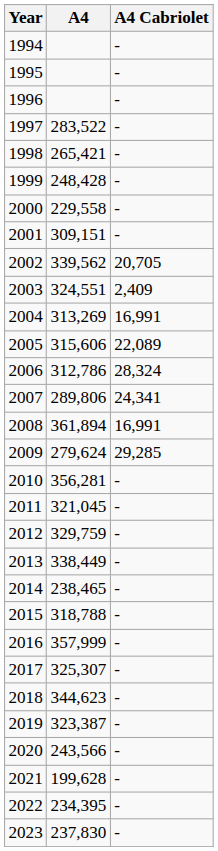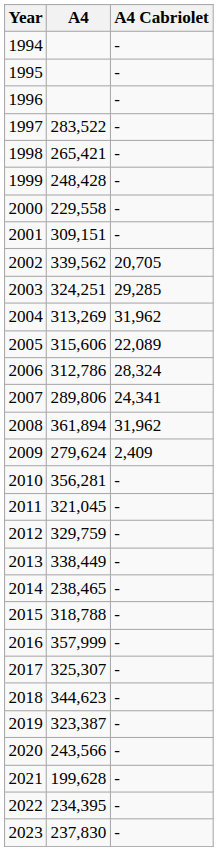(78, 289) 324,551 -> (78, 289) 324,251
(133, 289) 2,409 -> (138, 289) 29,285
(138, 316) 16,991 -> (138, 316) 31,962
(138, 425) 16,991 -> (138, 425) 31,962
(138, 452) 29,285 -> (133, 452) 2,409
